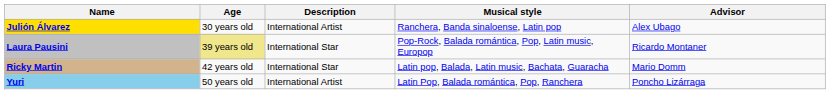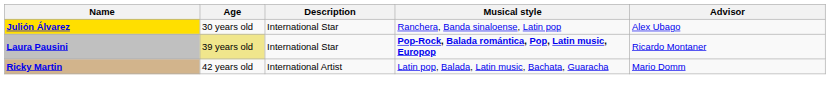(305, 27) International Artist -> (303, 27) International Star
(495, 47) normal -> (502, 47) bold
(303, 67) International Star -> (305, 67) International Artist
- row: (15, 82)
